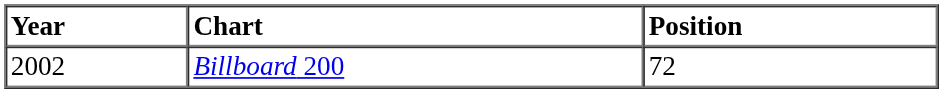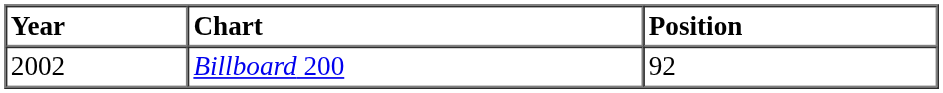(662, 66) 72 -> (662, 66) 92
